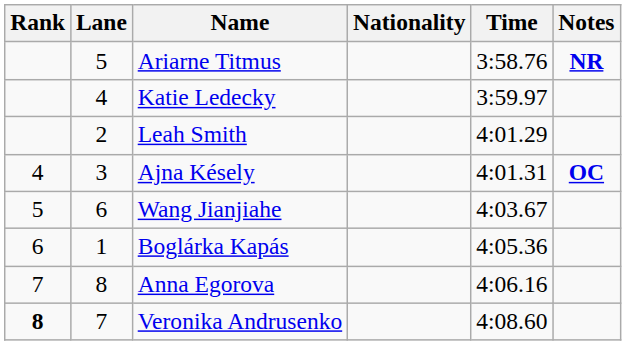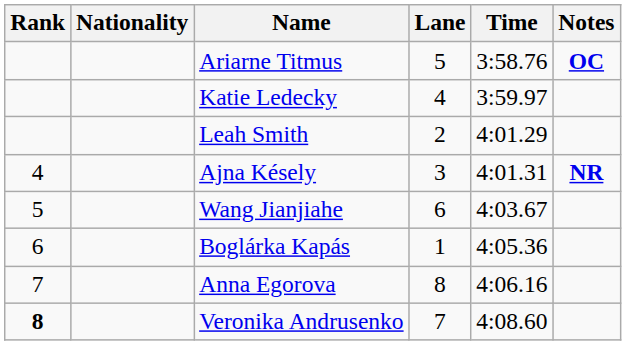columns swapped: (101, 23) <-> (409, 23)
(586, 60) NR -> (586, 60) OC
(586, 172) OC -> (586, 172) NR
